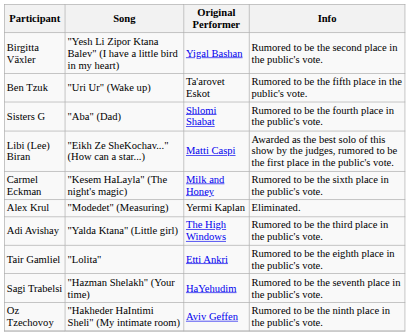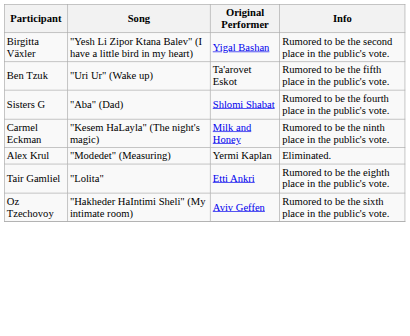- row: (28, 151)
(320, 185) Rumored to be the sixth place in the public's vote. -> (336, 133) Rumored to be the ninth place in the public's vote.
- row: (33, 231)
- row: (34, 288)
(321, 316) Rumored to be the ninth place in the public's vote. -> (336, 207) Rumored to be the sixth place in the public's vote.
